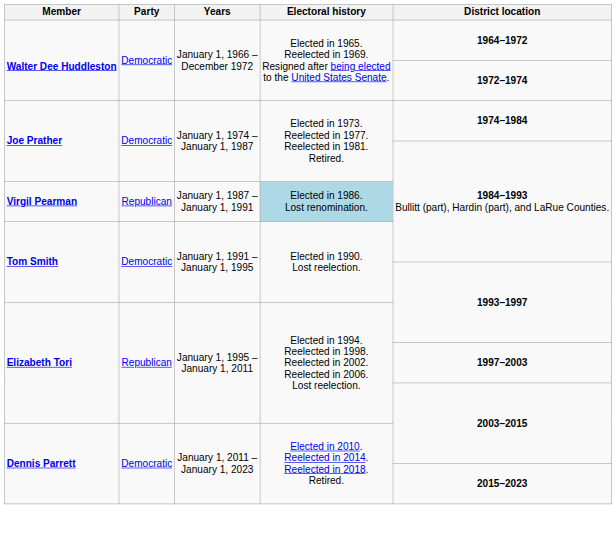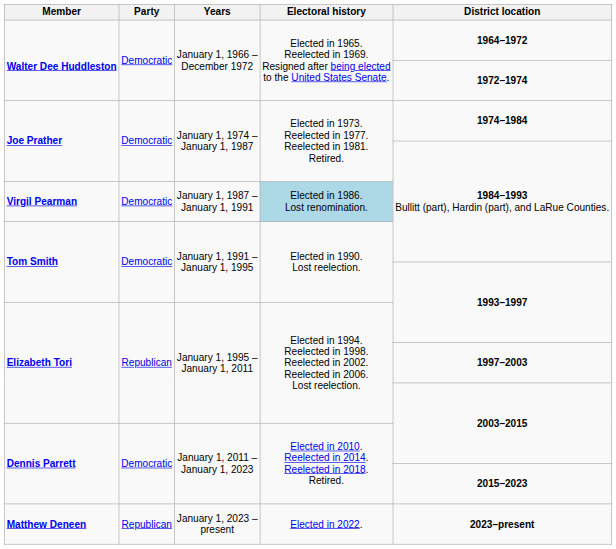(147, 201) Republican -> (147, 201) Democratic
+ row: (46, 524)
